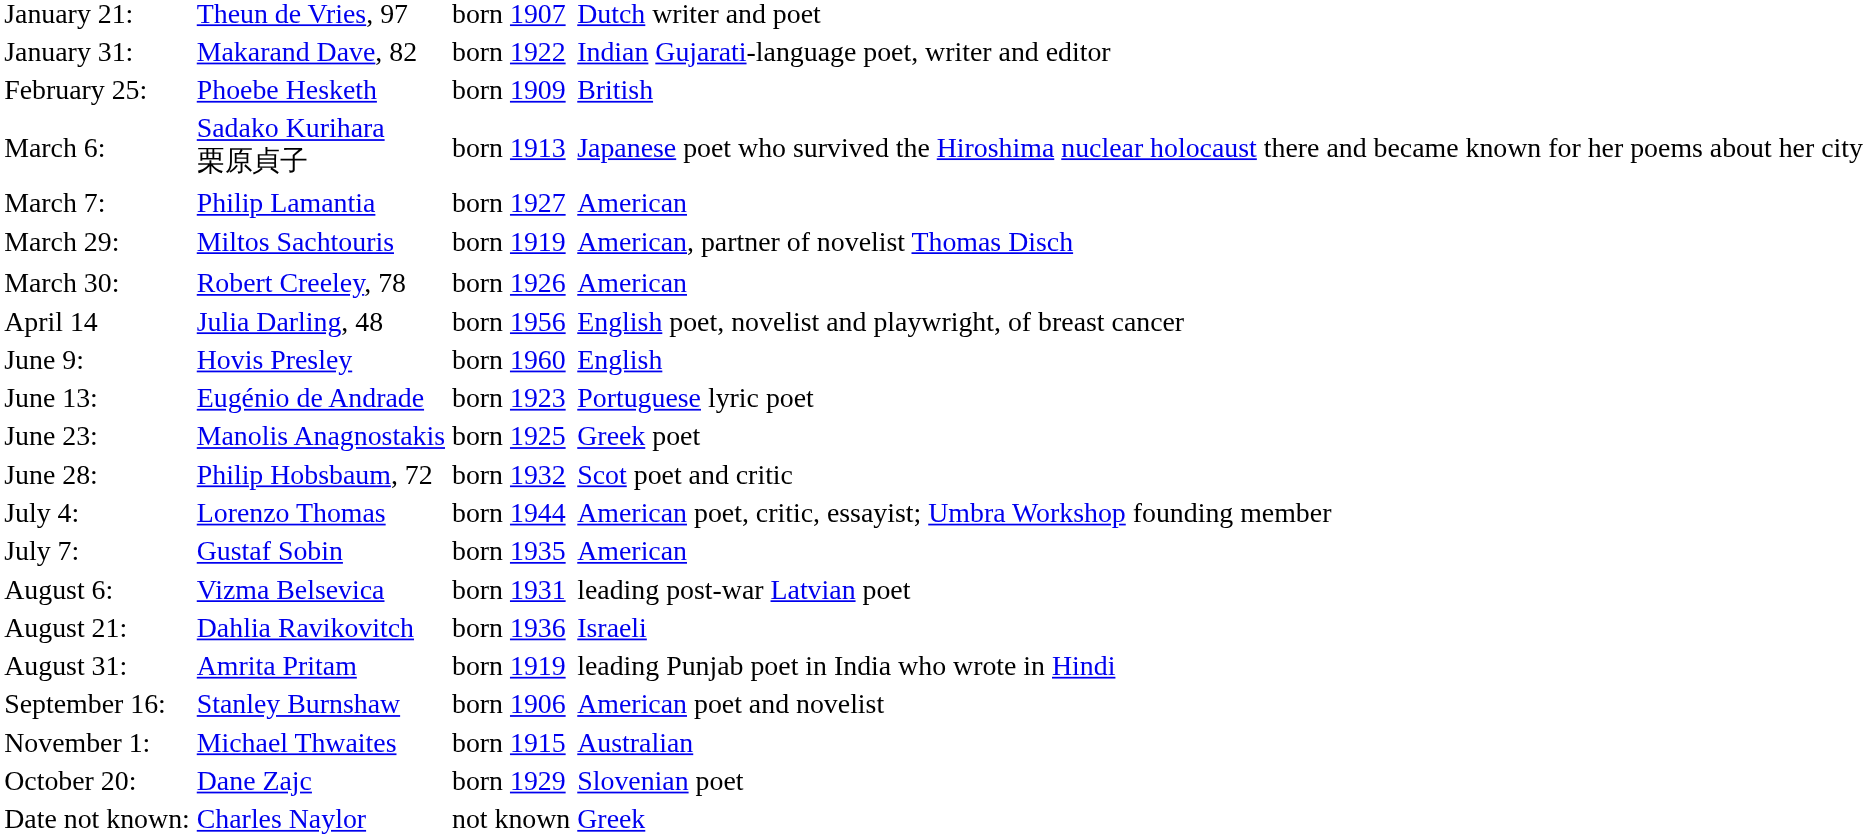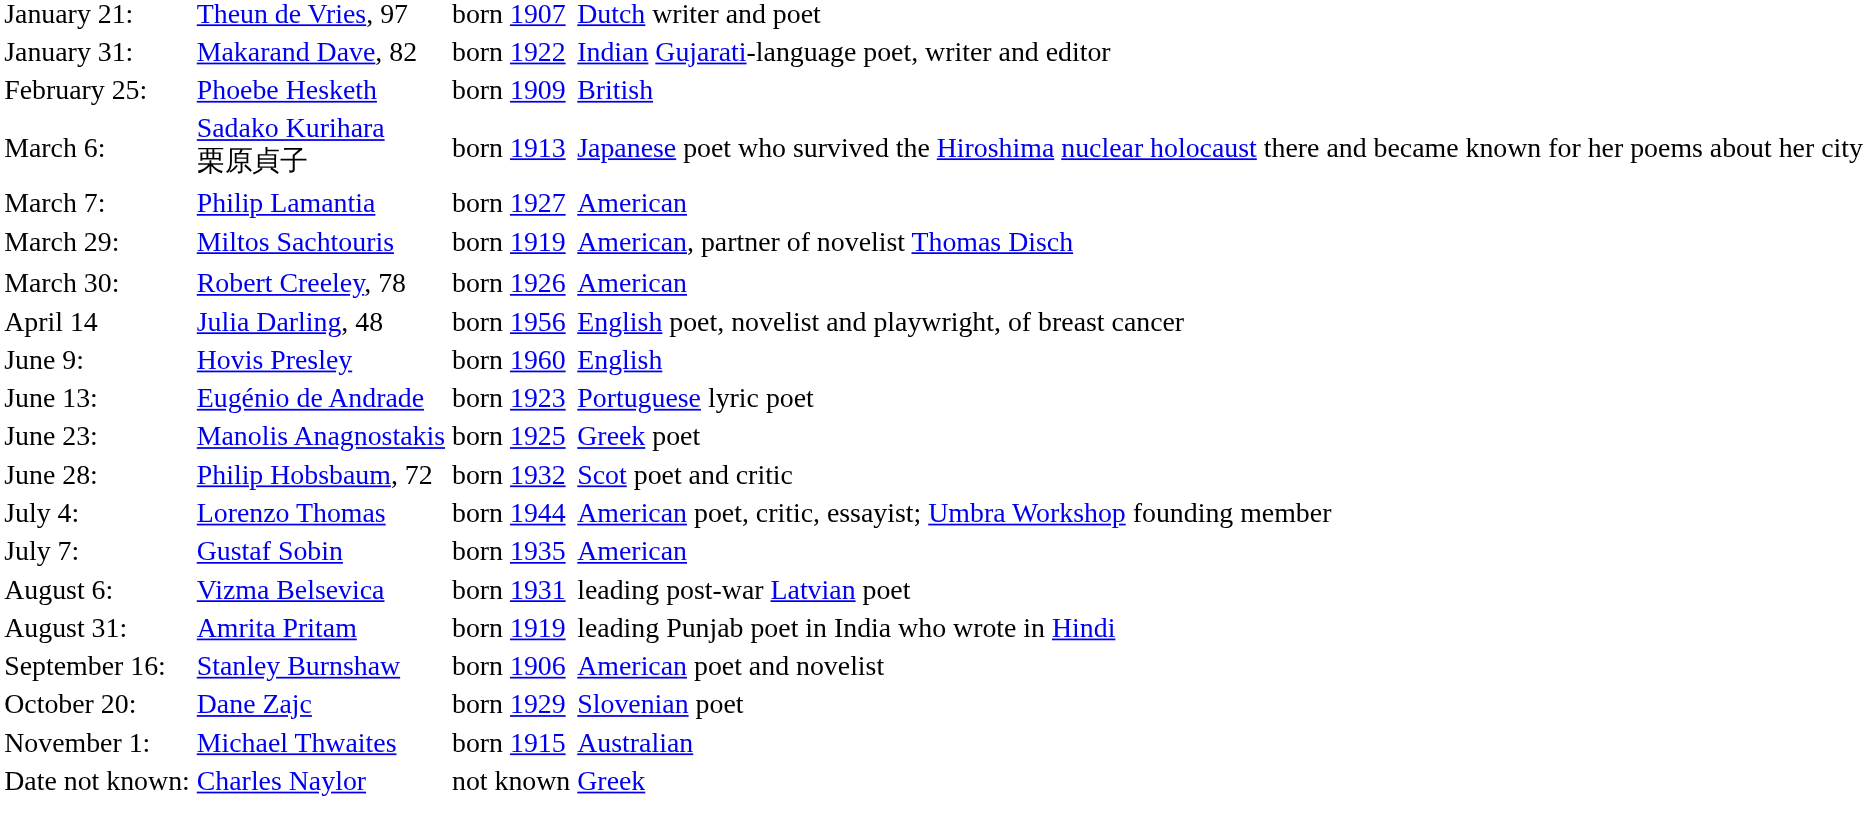- row: (66, 627)
rows swapped: (70, 780) <-> (77, 742)
